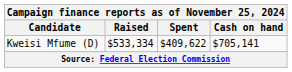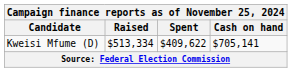(130, 44) $533,334 -> (130, 44) $513,334
